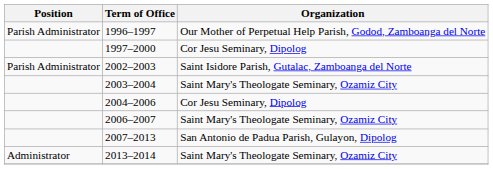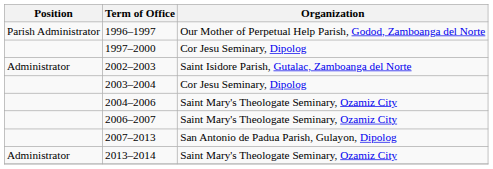(53, 66) Parish Administrator -> (38, 66) Administrator
(289, 84) Saint Mary's Theologate Seminary, Ozamiz City -> (243, 84) Cor Jesu Seminary, Dipolog
(243, 102) Cor Jesu Seminary, Dipolog -> (289, 102) Saint Mary's Theologate Seminary, Ozamiz City
